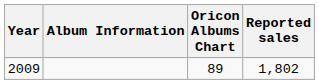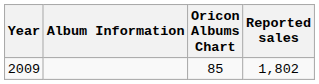(215, 69) 89 -> (215, 69) 85
